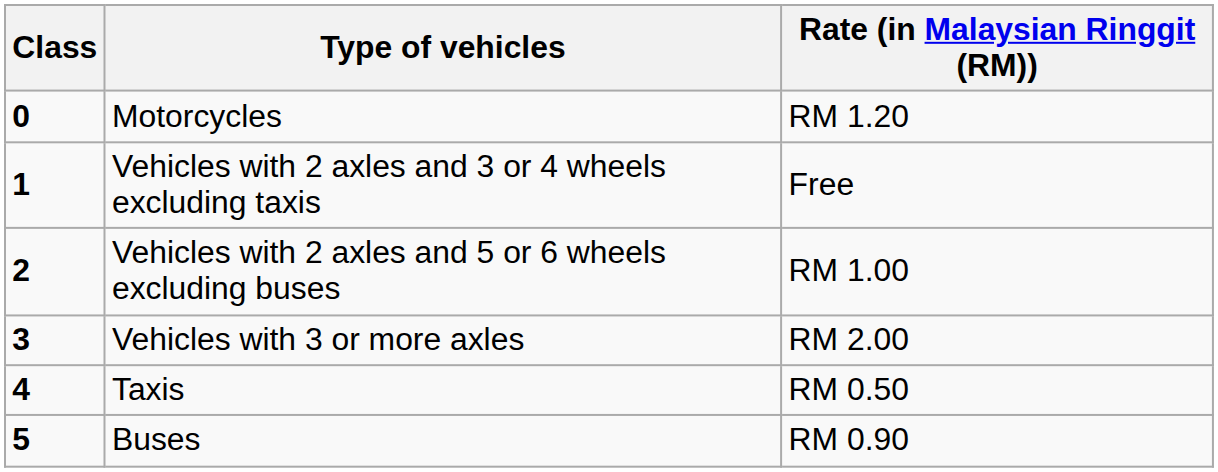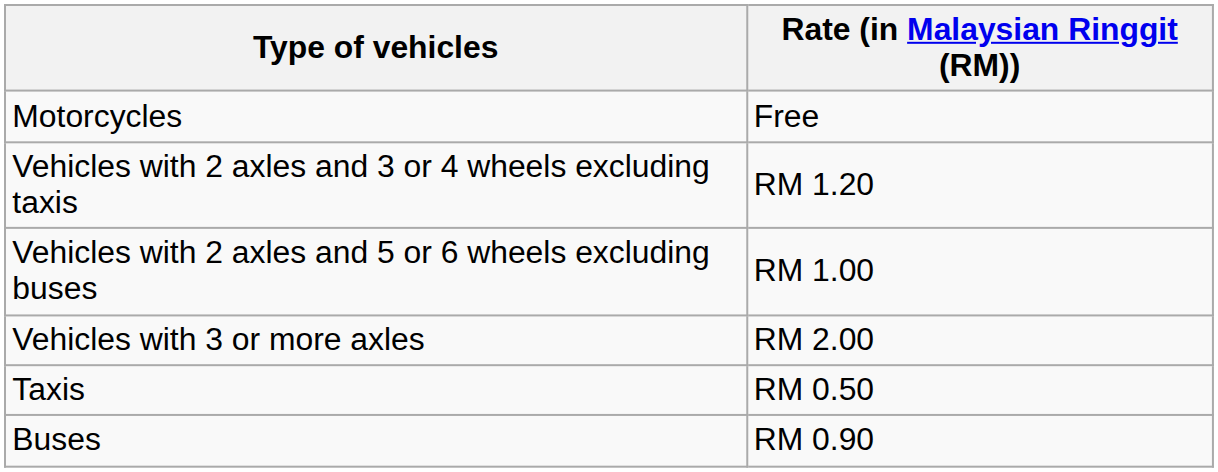- column: (55, 47)
(849, 116) RM 1.20 -> (786, 116) Free
(821, 184) Free -> (814, 184) RM 1.20
